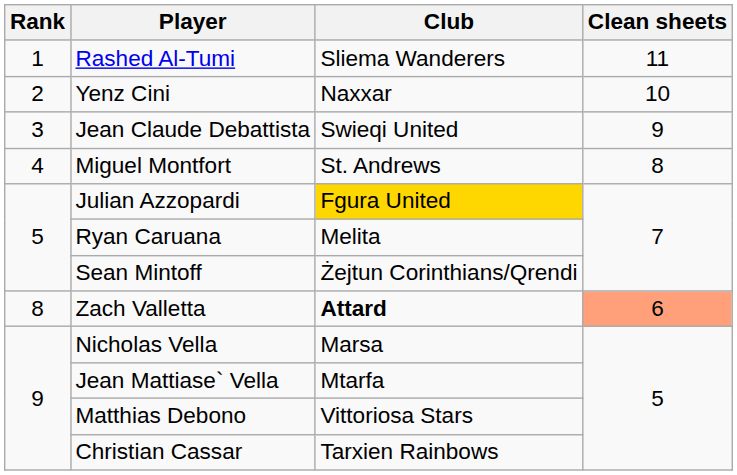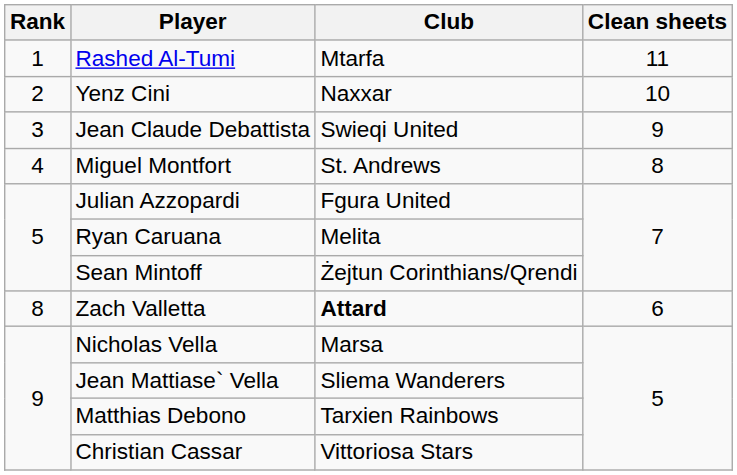(413, 58) Sliema Wanderers -> (352, 58) Mtarfa
(386, 201) gold background -> (386, 201) no background
(657, 308) lightsalmon background -> (657, 308) no background
(352, 380) Mtarfa -> (413, 380) Sliema Wanderers
(397, 415) Vittoriosa Stars -> (409, 415) Tarxien Rainbows
(409, 451) Tarxien Rainbows -> (397, 451) Vittoriosa Stars
